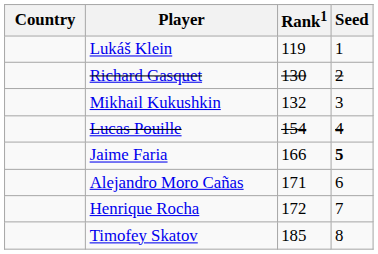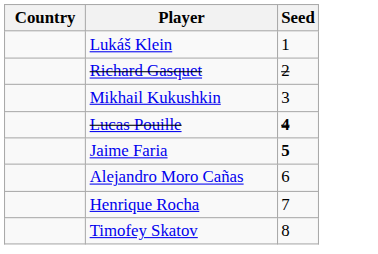- column: (304, 20)
(339, 128) normal -> (285, 124) bold
